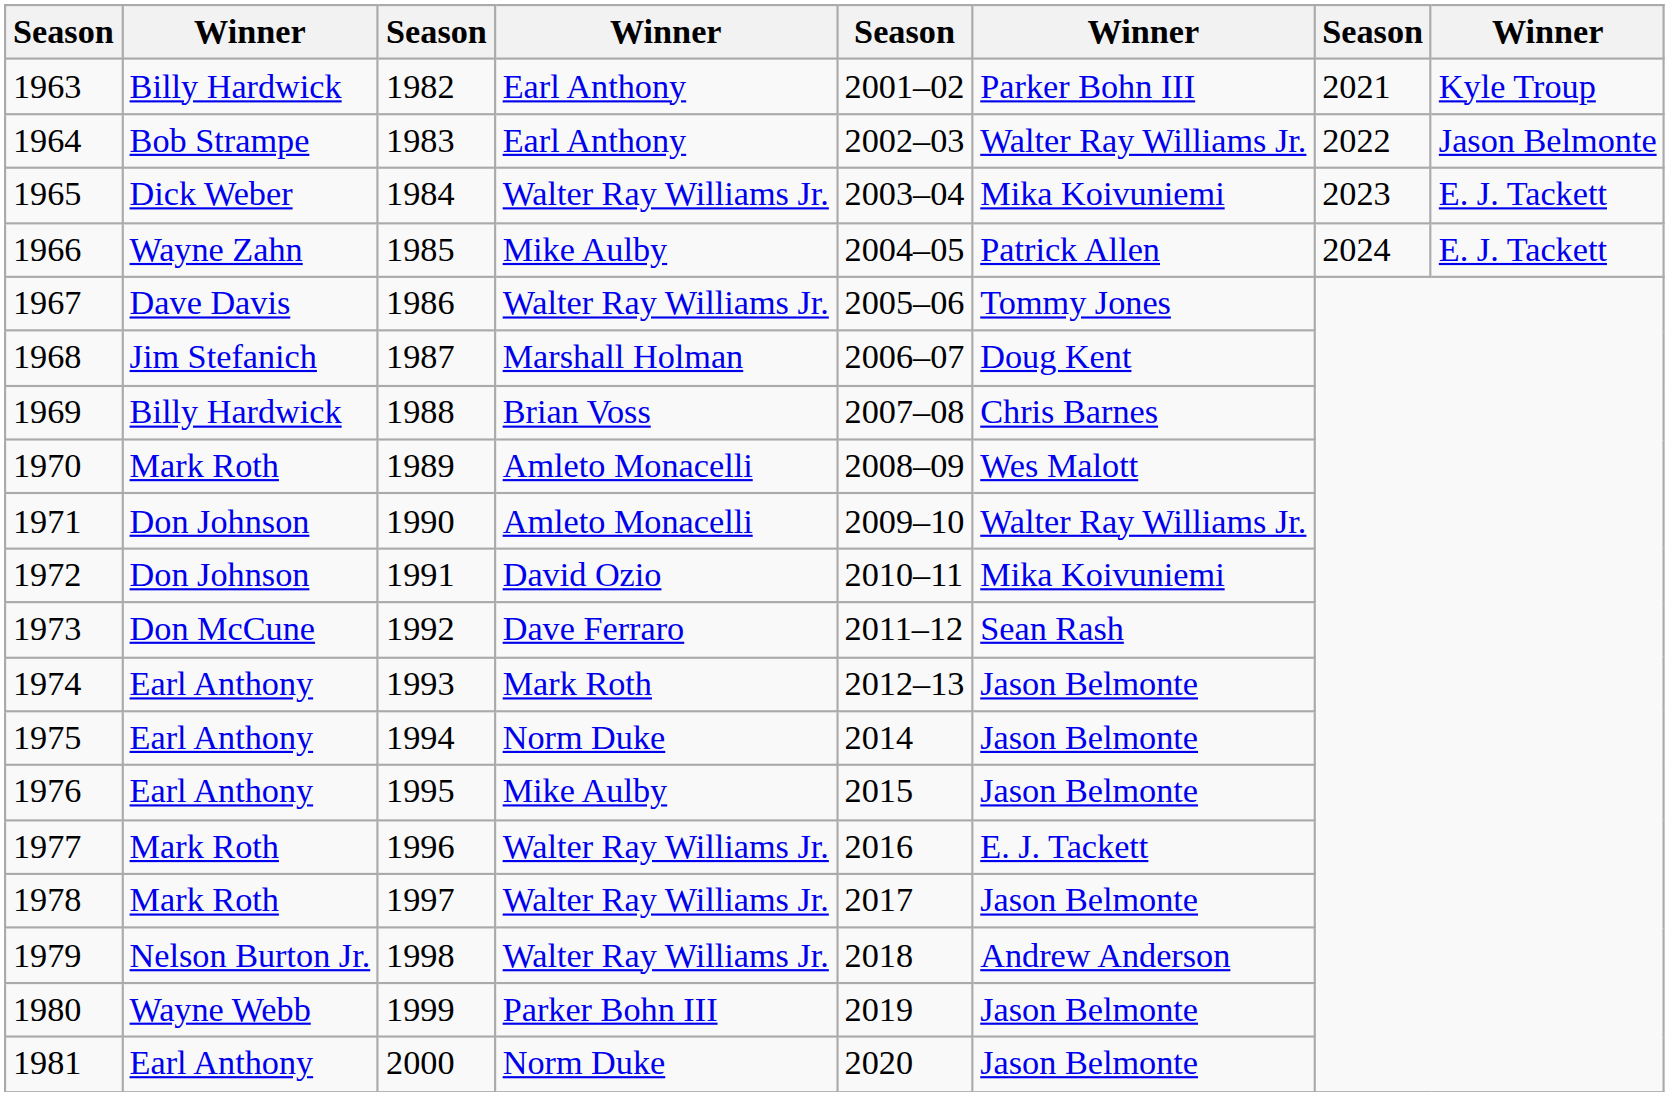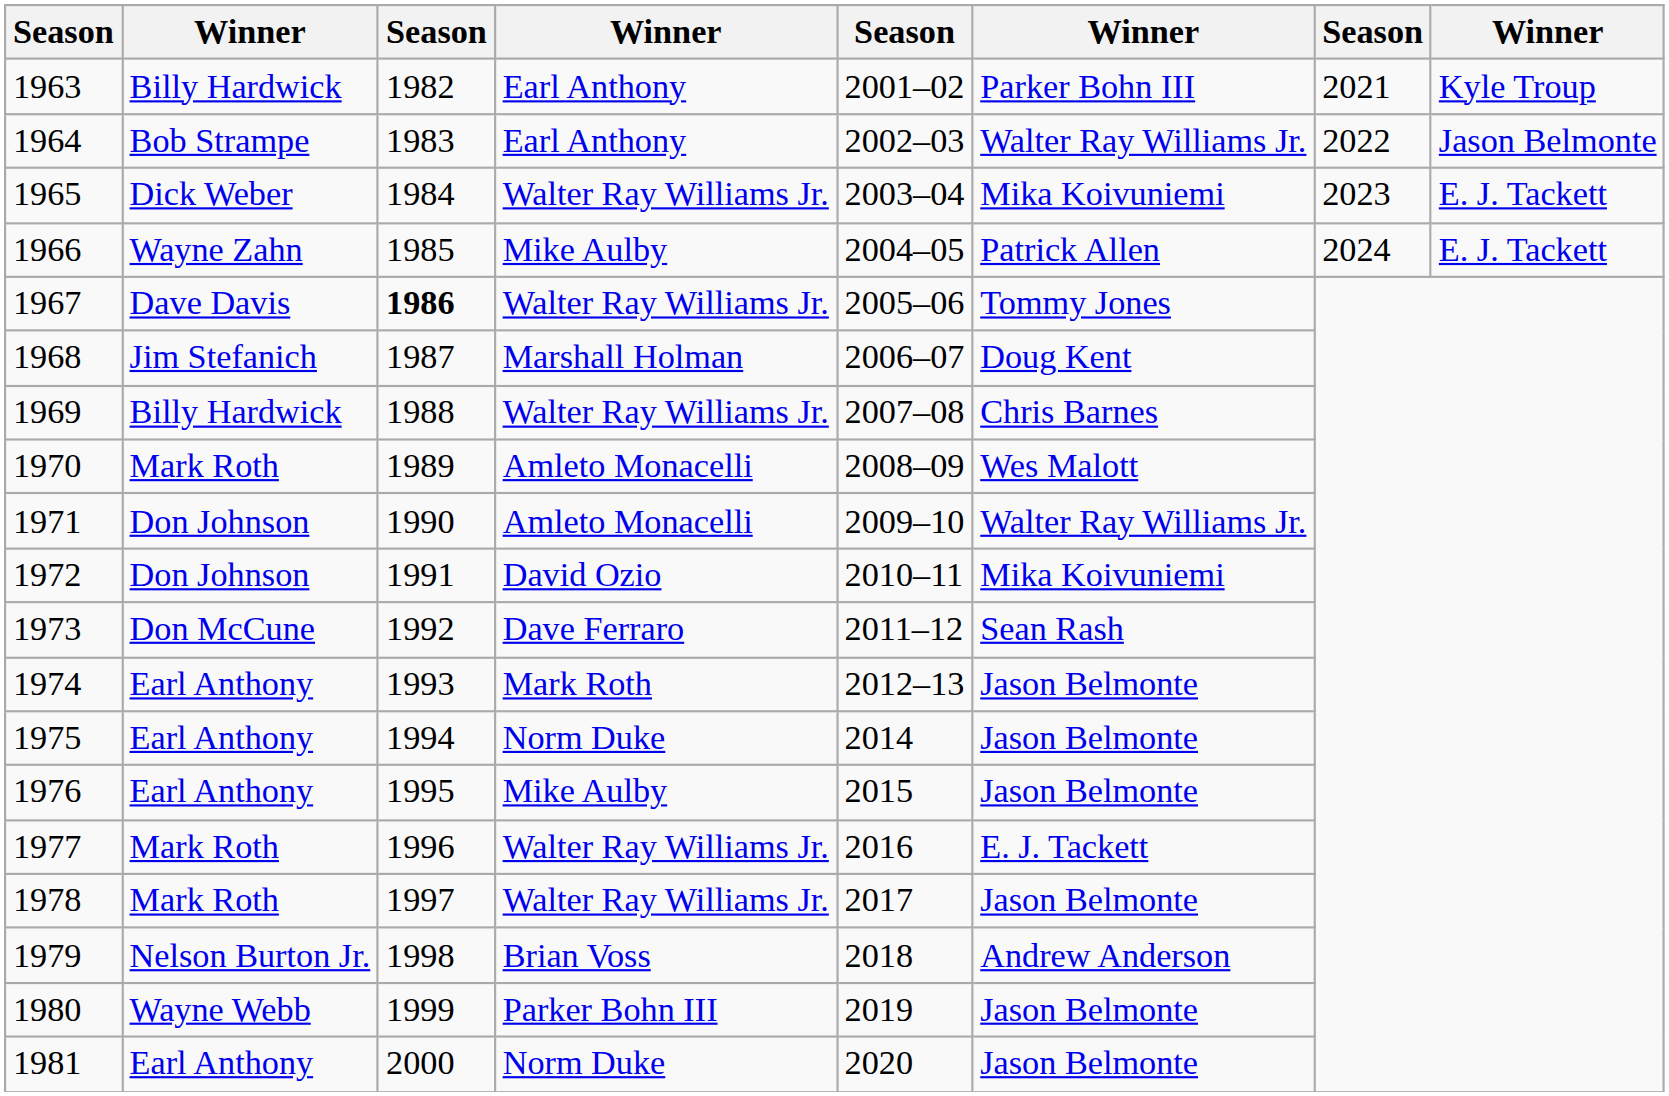(420, 303) normal -> (420, 303) bold
(577, 411) Brian Voss -> (666, 411) Walter Ray Williams Jr.
(666, 954) Walter Ray Williams Jr. -> (577, 954) Brian Voss
